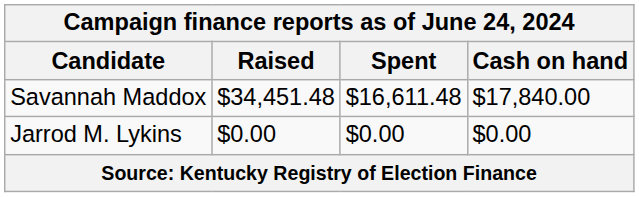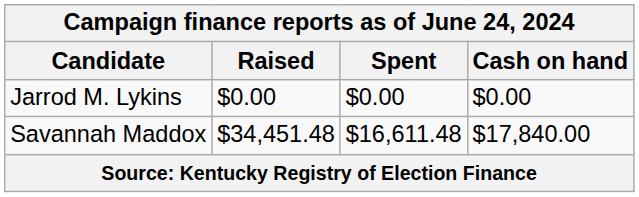rows swapped: (96, 135) <-> (108, 97)
